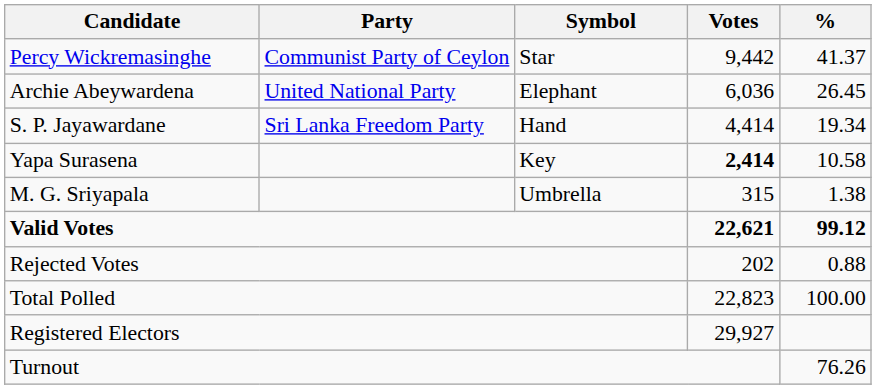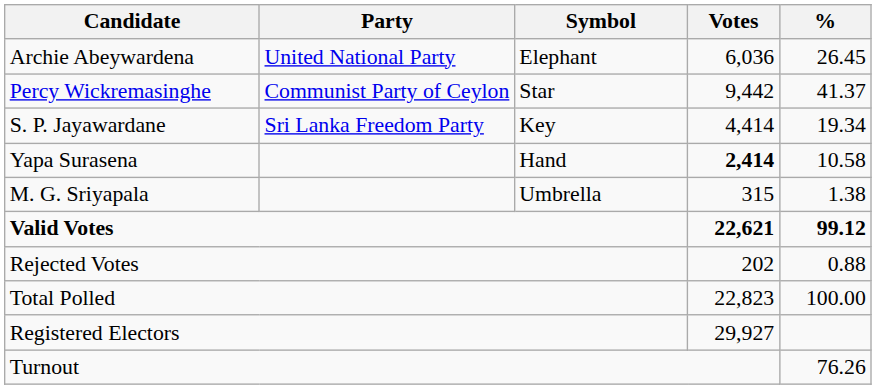rows swapped: (110, 56) <-> (102, 90)
(543, 125) Hand -> (537, 125) Key
(537, 159) Key -> (543, 159) Hand
